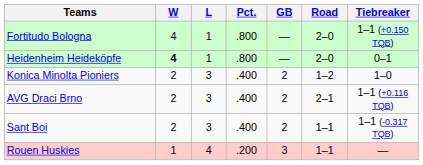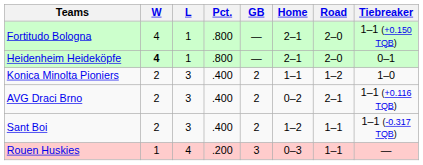+ column: (293, 13)
